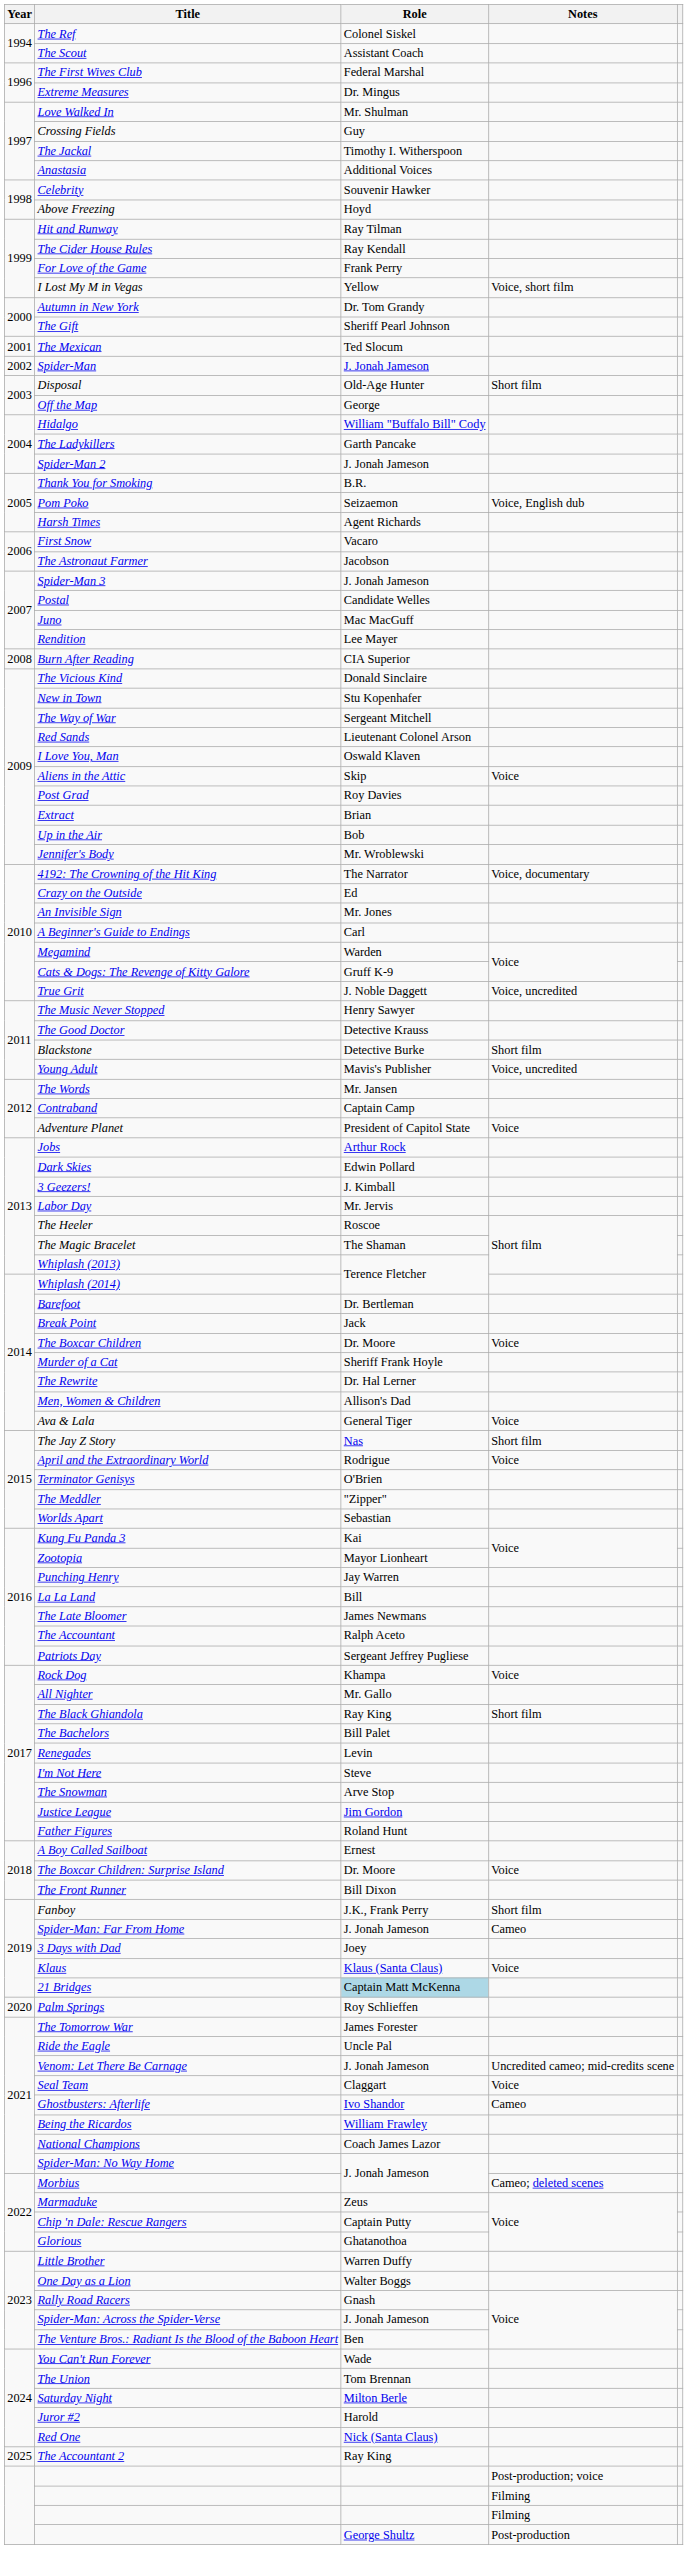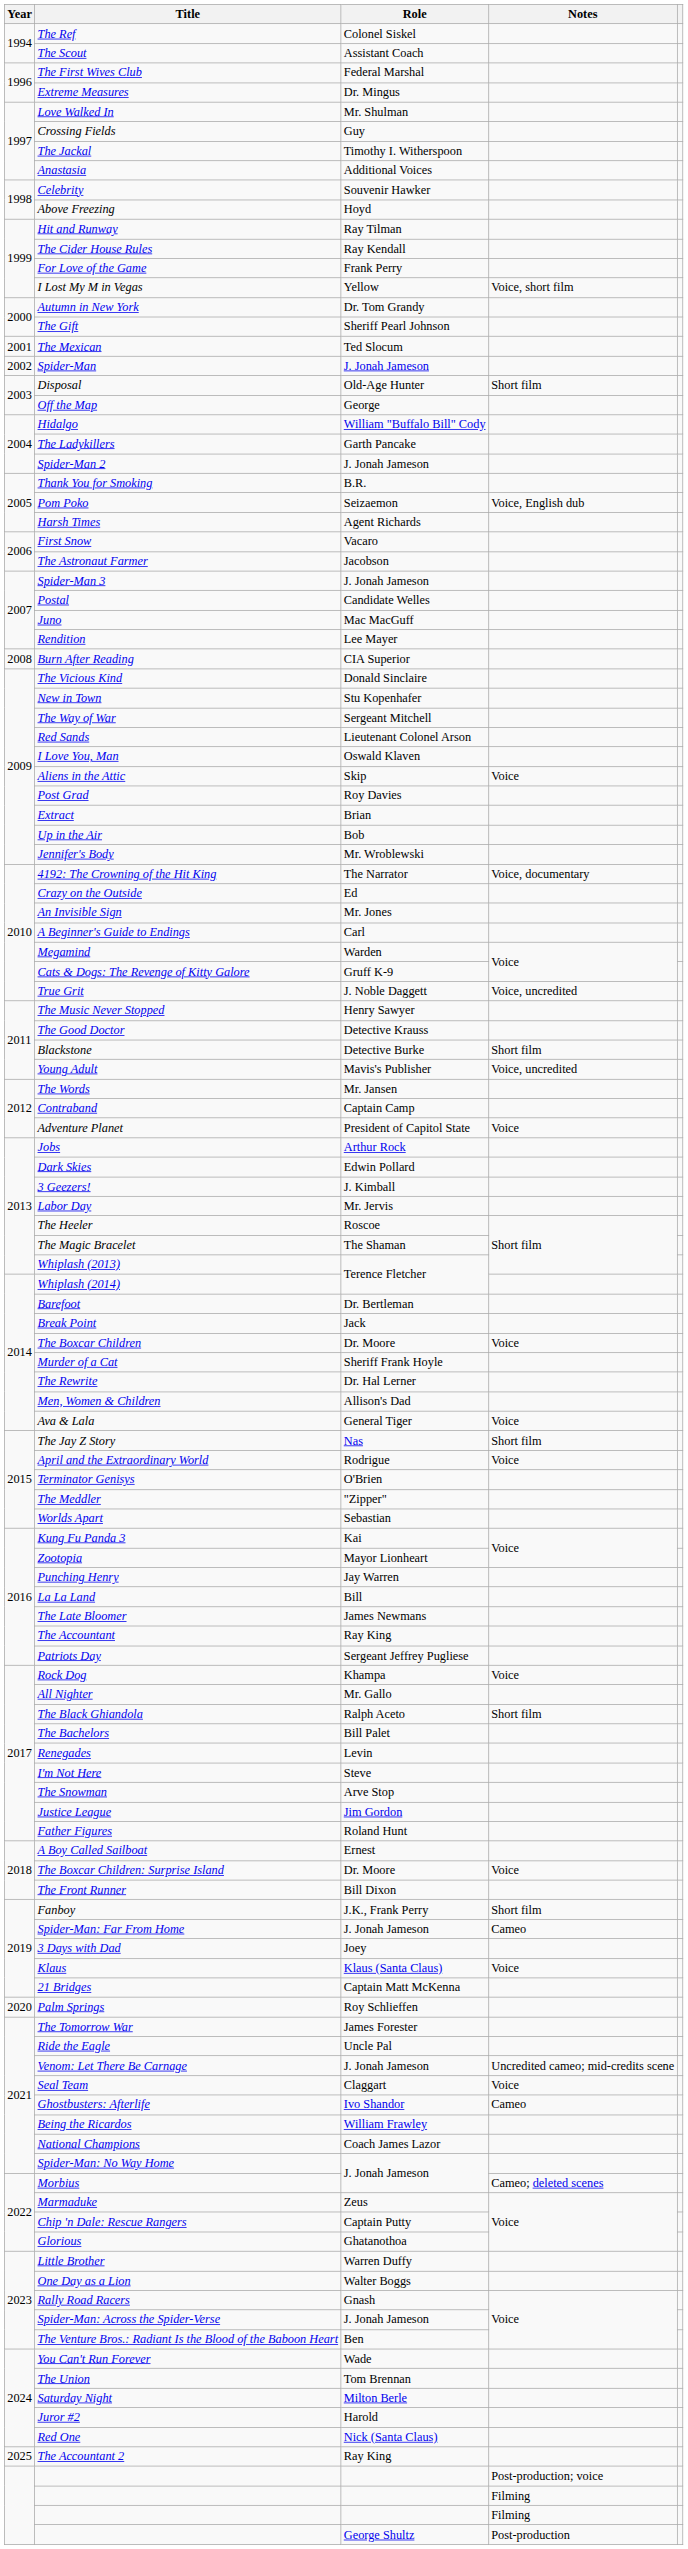(374, 1635) Ralph Aceto -> (368, 1635) Ray King
(368, 1714) Ray King -> (374, 1714) Ralph Aceto
(402, 1987) lightblue background -> (402, 1987) no background
